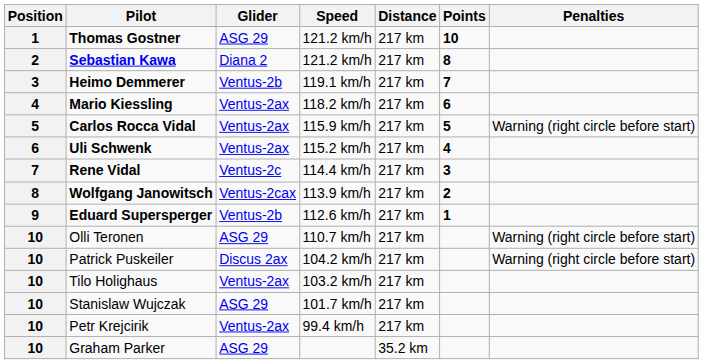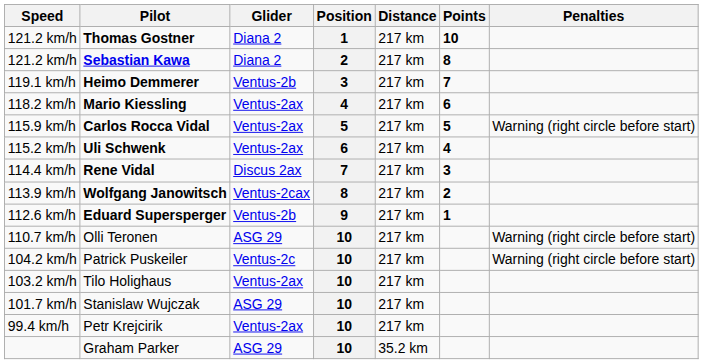columns swapped: (35, 16) <-> (337, 16)
(244, 38) ASG 29 -> (257, 38) Diana 2
(250, 171) Ventus-2c -> (267, 171) Discus 2ax
(253, 259) Discus 2ax -> (264, 259) Ventus-2c
